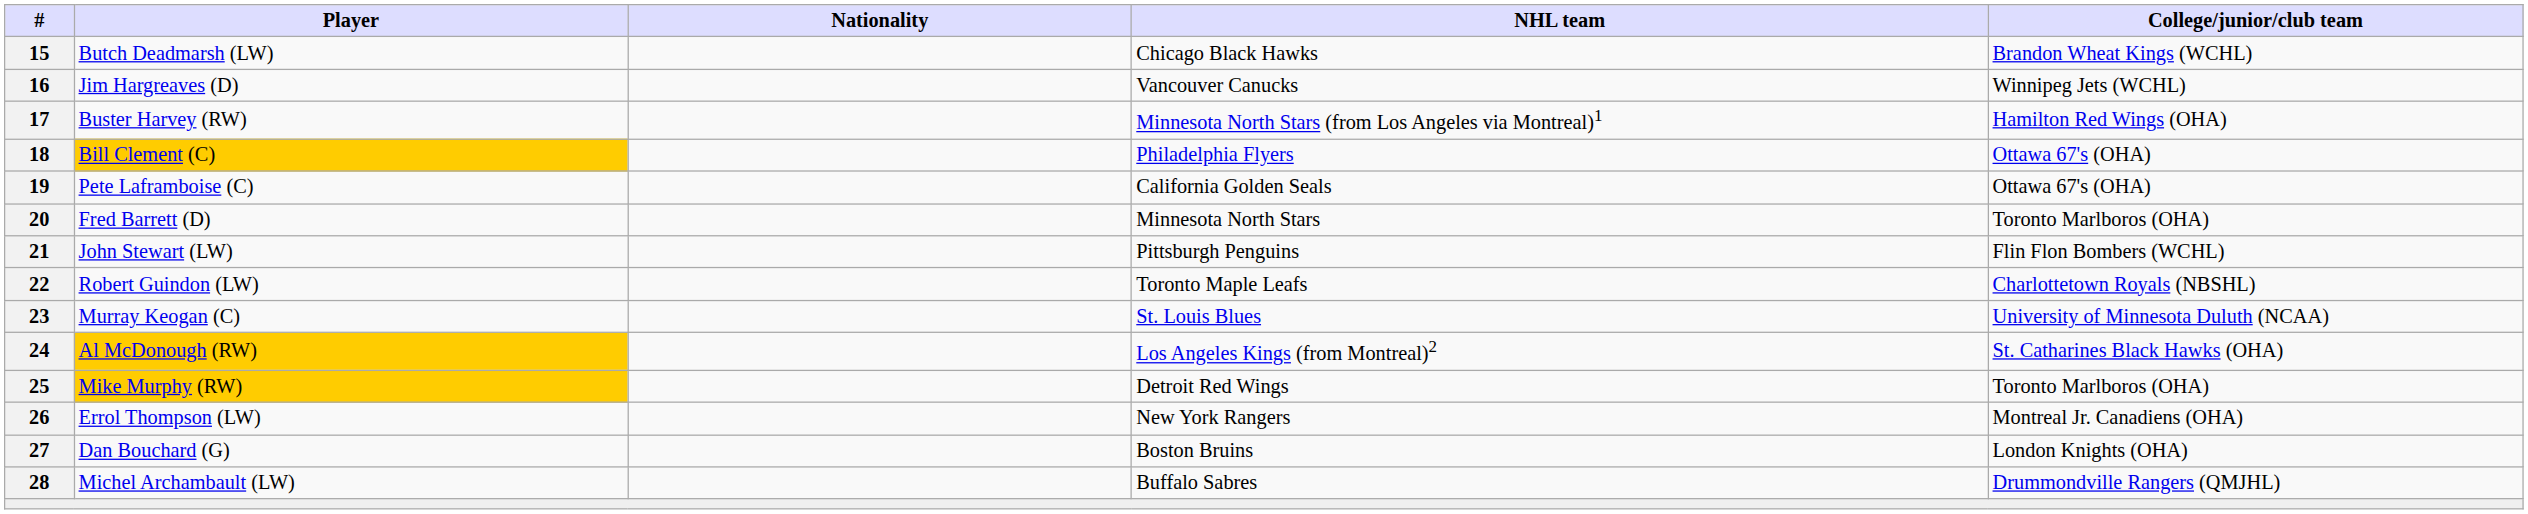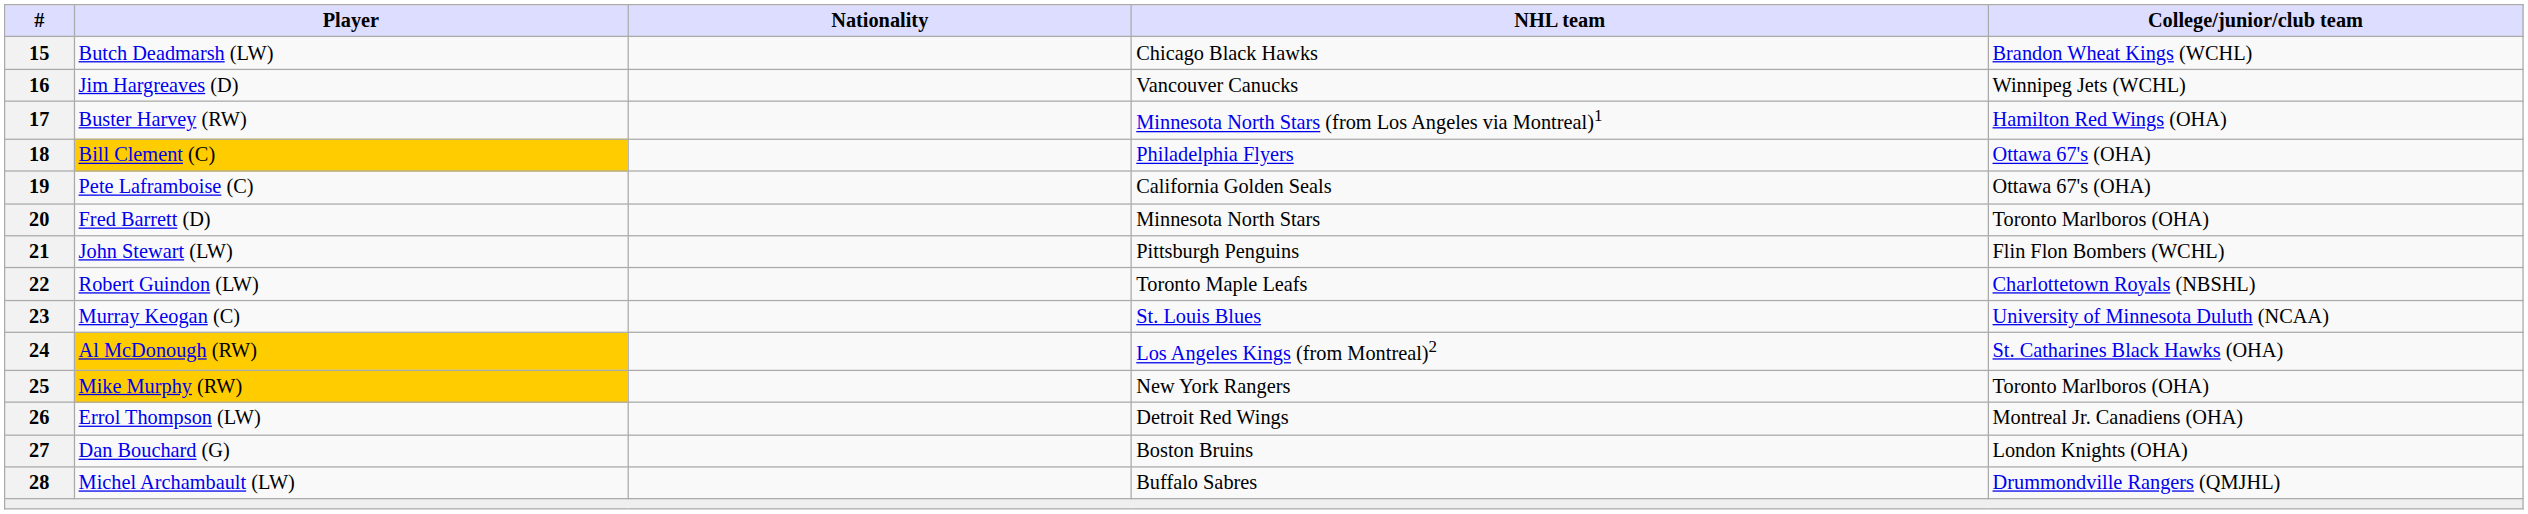(1212, 386) Detroit Red Wings -> (1213, 386) New York Rangers
(1213, 418) New York Rangers -> (1212, 418) Detroit Red Wings
